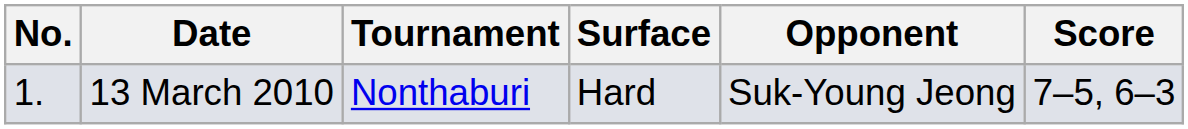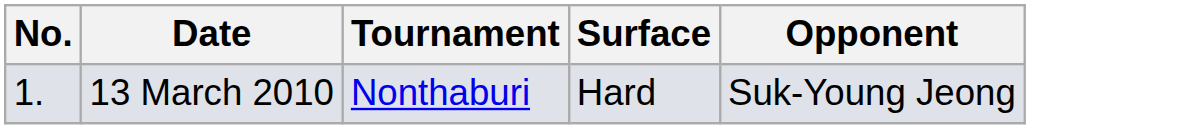- column: (1104, 33)
